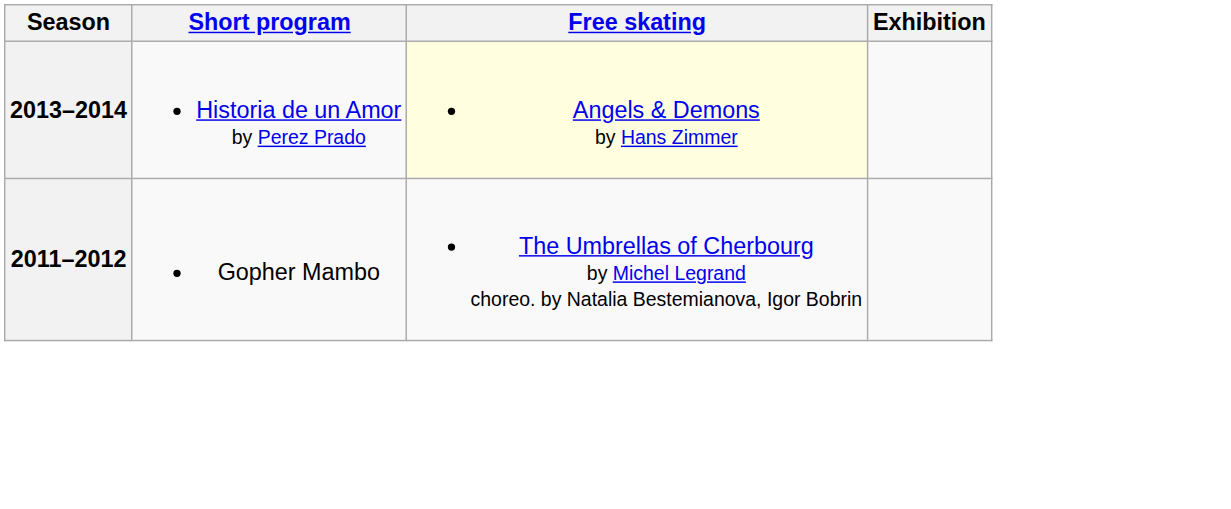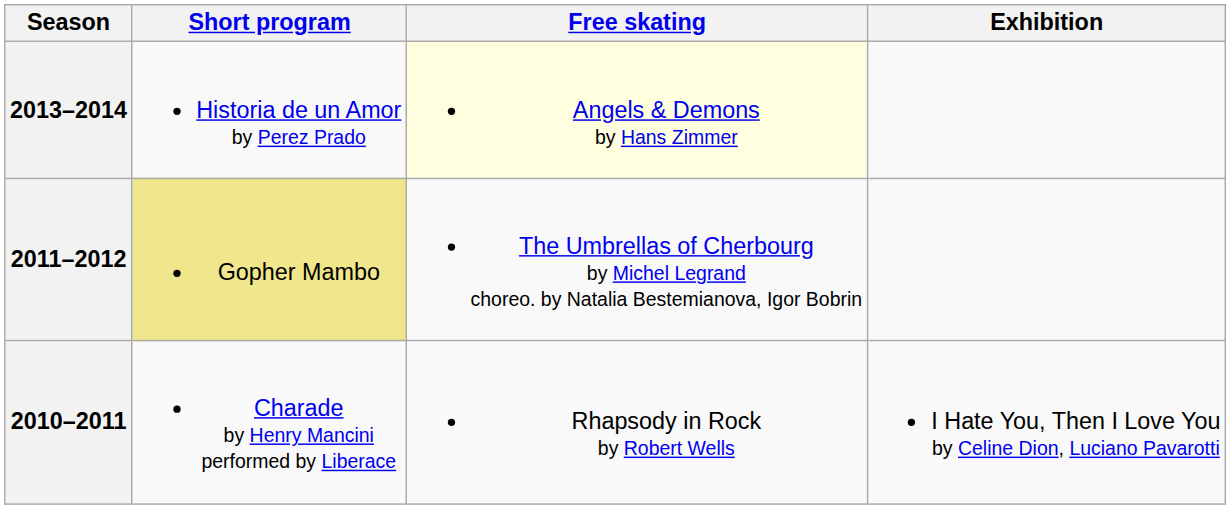(270, 273) no background -> (270, 273) khaki background
+ row: (69, 421)
